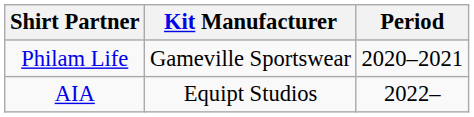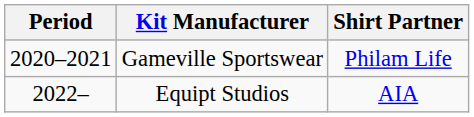columns swapped: (412, 22) <-> (75, 22)
